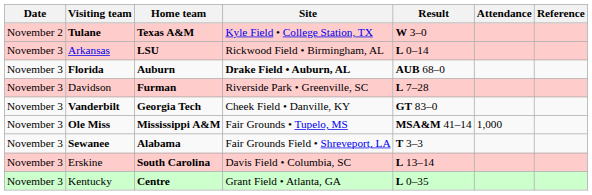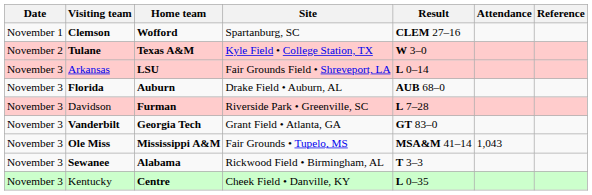+ row: (89, 32)
(305, 51) Rickwood Field • Birmingham, AL -> (308, 69) Fair Grounds Field • Shreveport, LA
(288, 69) bold -> (284, 88) normal
(288, 106) Cheek Field • Danville, KY -> (283, 125) Grant Field • Atlanta, GA
(489, 125) 1,000 -> (489, 143) 1,043
(308, 143) Fair Grounds Field • Shreveport, LA -> (305, 162) Rickwood Field • Birmingham, AL
- row: (85, 162)
(283, 180) Grant Field • Atlanta, GA -> (288, 180) Cheek Field • Danville, KY
